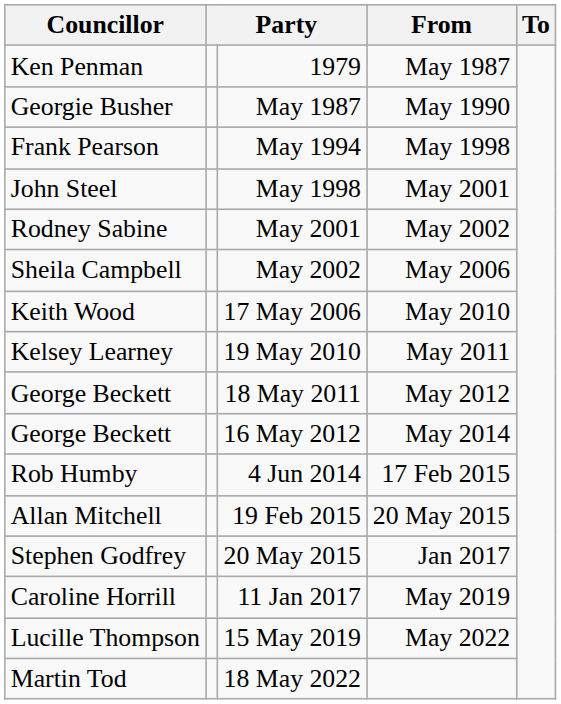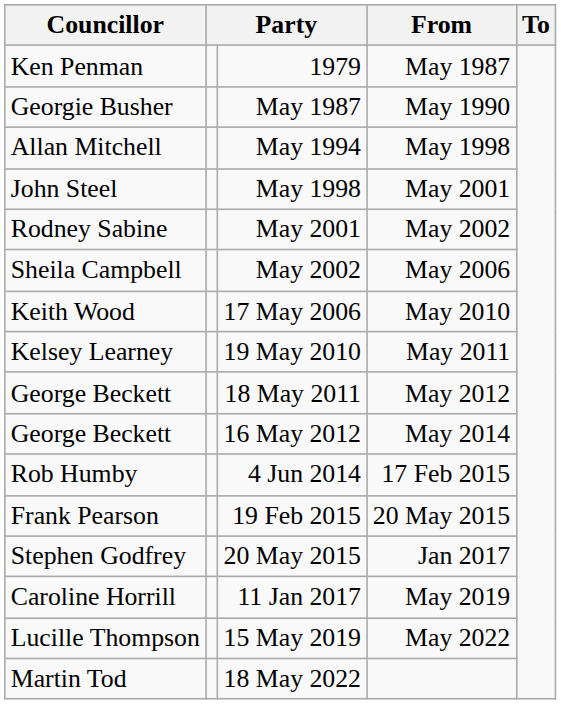(85, 147) Frank Pearson -> (86, 147) Allan Mitchell
(86, 515) Allan Mitchell -> (85, 515) Frank Pearson
